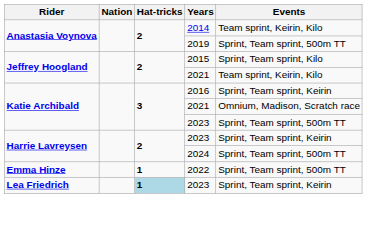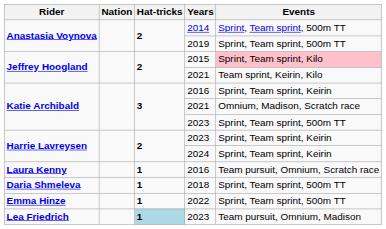(270, 28) Team sprint, Keirin, Kilo -> (282, 28) Sprint, Team sprint, 500m TT
(271, 59) no background -> (271, 59) pink background
(282, 153) Sprint, Team sprint, 500m TT -> (275, 153) Sprint, Team sprint, Keirin
+ row: (37, 169)
+ row: (44, 185)
(275, 185) Sprint, Team sprint, Keirin -> (290, 216) Team pursuit, Omnium, Madison
